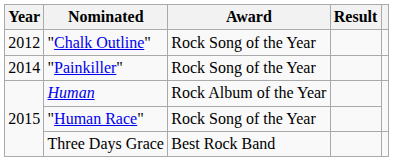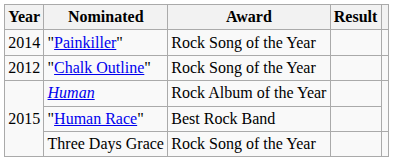rows swapped: (99, 42) <-> (85, 67)
(244, 118) Rock Song of the Year -> (223, 118) Best Rock Band
(223, 144) Best Rock Band -> (244, 144) Rock Song of the Year
